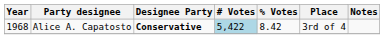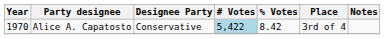(17, 27) 1968 -> (17, 27) 1970
(169, 27) bold -> (169, 27) normal
